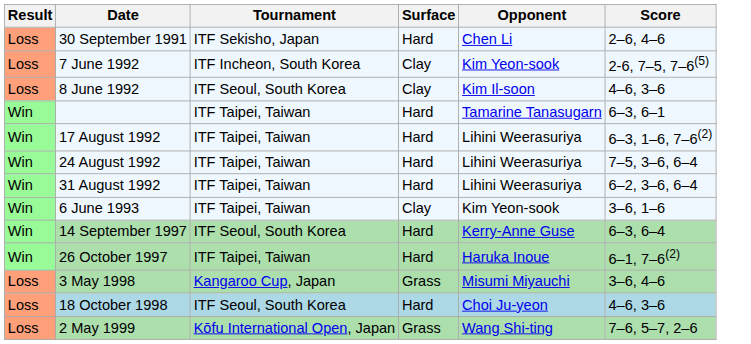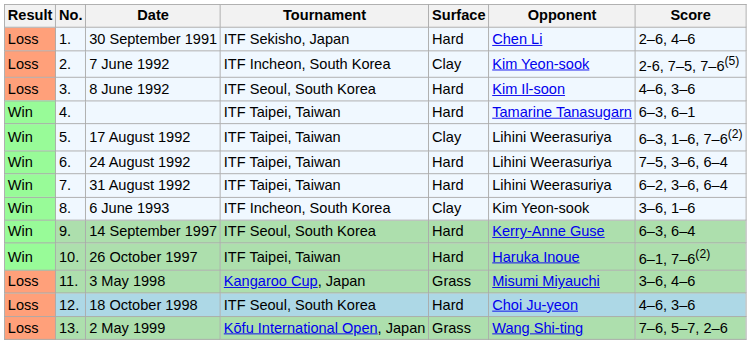+ column: (71, 16)
(416, 89) Clay -> (448, 89) Hard
(418, 137) Hard -> (447, 137) Clay
(252, 208) ITF Taipei, Taiwan -> (307, 208) ITF Incheon, South Korea
